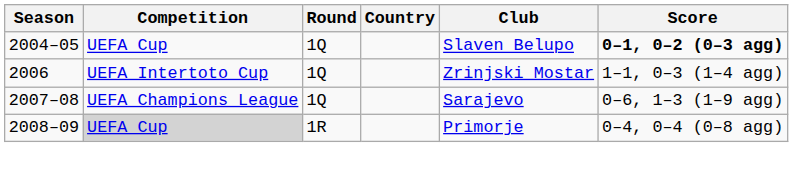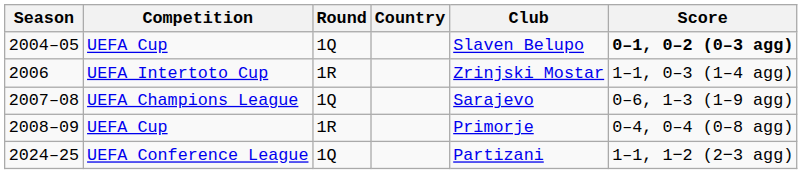(316, 73) 1Q -> (327, 73) 1R
(127, 128) lightgrey background -> (127, 128) no background
+ row: (44, 155)
